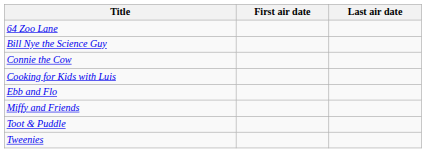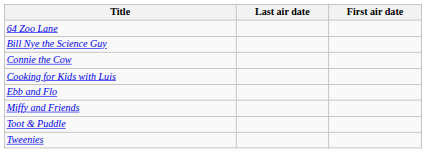columns swapped: (282, 12) <-> (375, 12)
